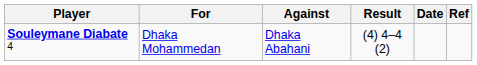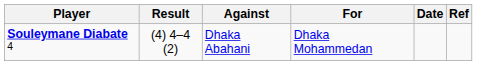columns swapped: (201, 14) <-> (382, 14)
